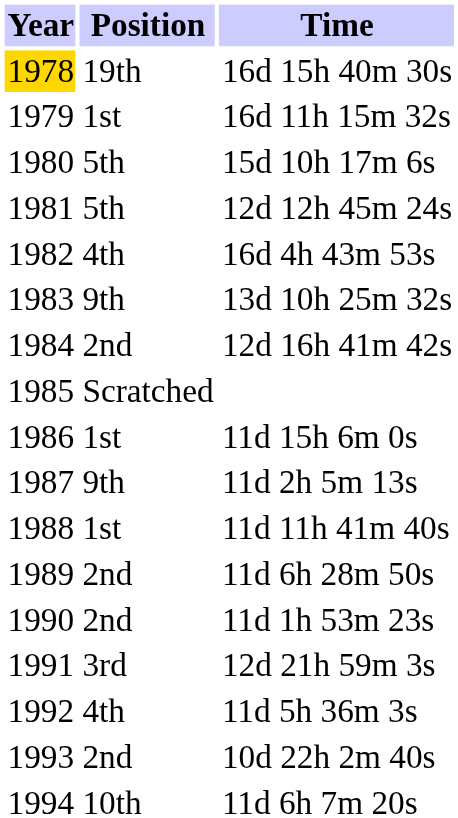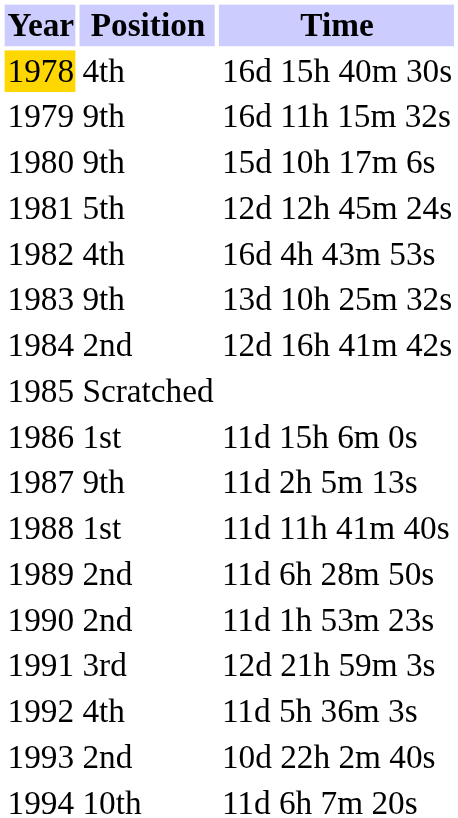(112, 71) 19th -> (104, 71) 4th
(102, 117) 1st -> (104, 117) 9th
(104, 162) 5th -> (104, 162) 9th
